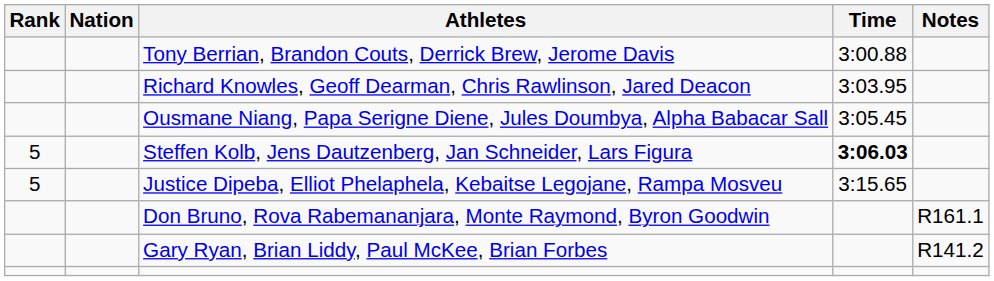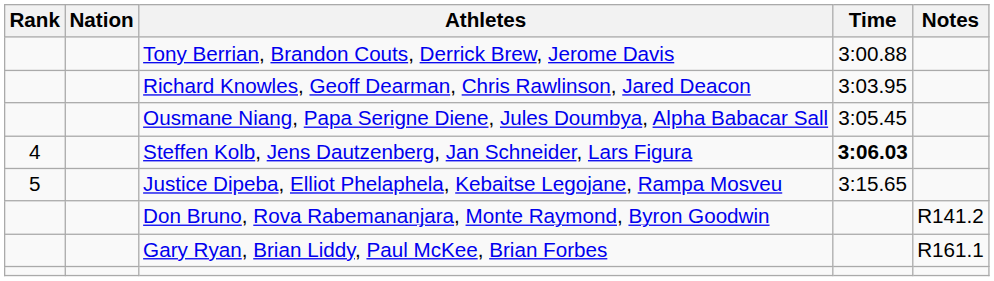(35, 151) 5 -> (35, 151) 4
(950, 217) R161.1 -> (950, 217) R141.2
(950, 250) R141.2 -> (950, 250) R161.1
